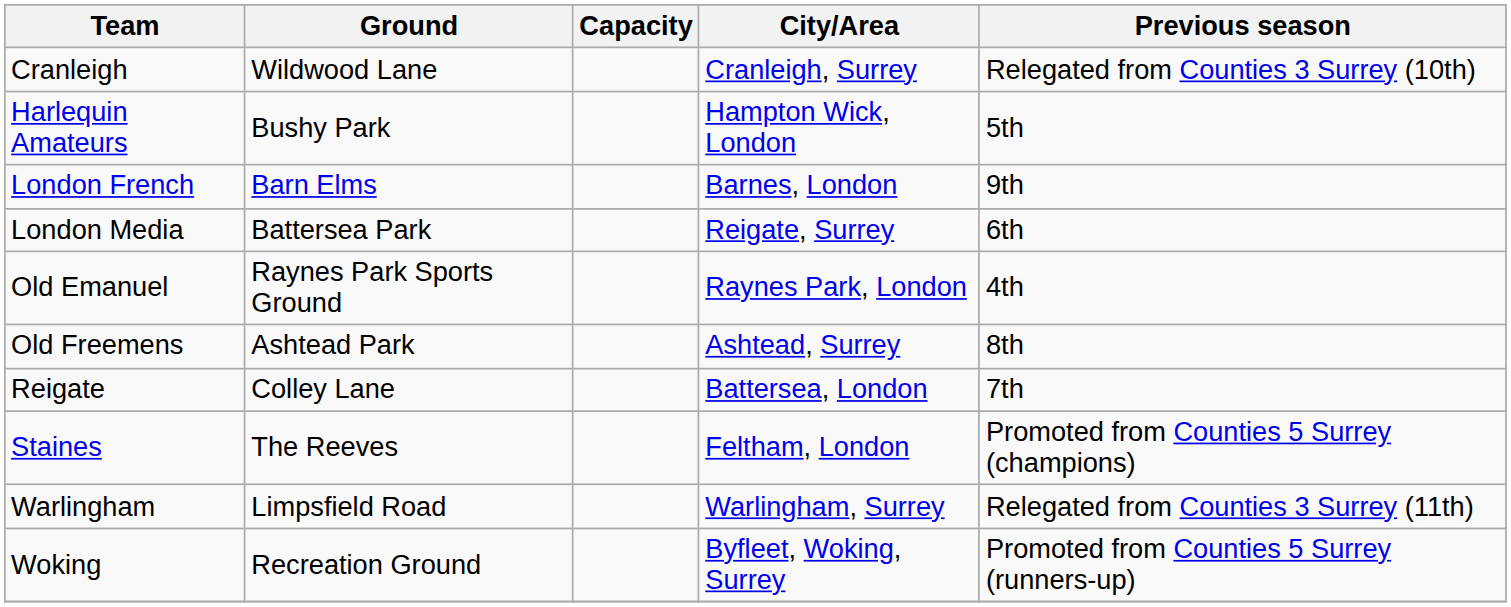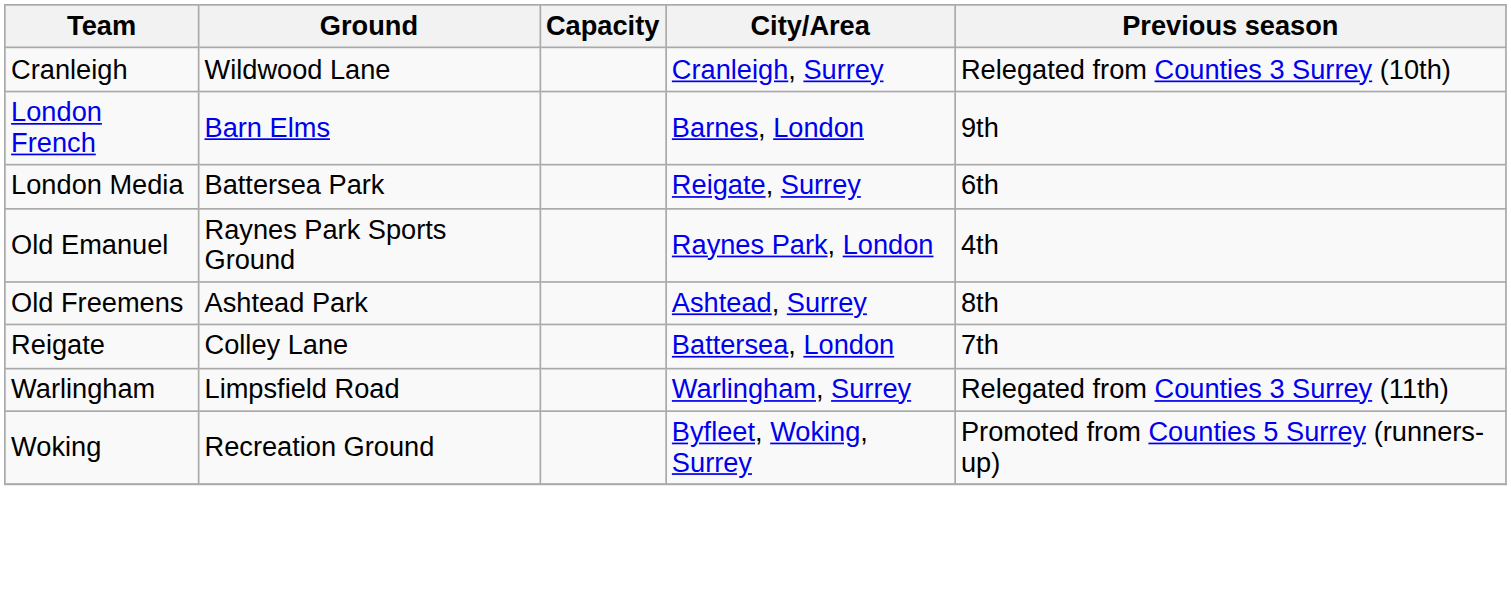- row: (69, 127)
- row: (56, 447)
